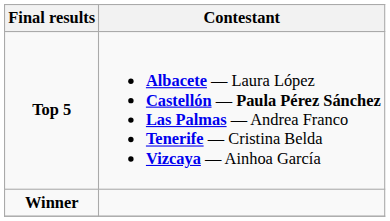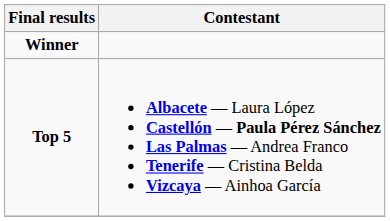rows swapped: (52, 202) <-> (52, 110)
